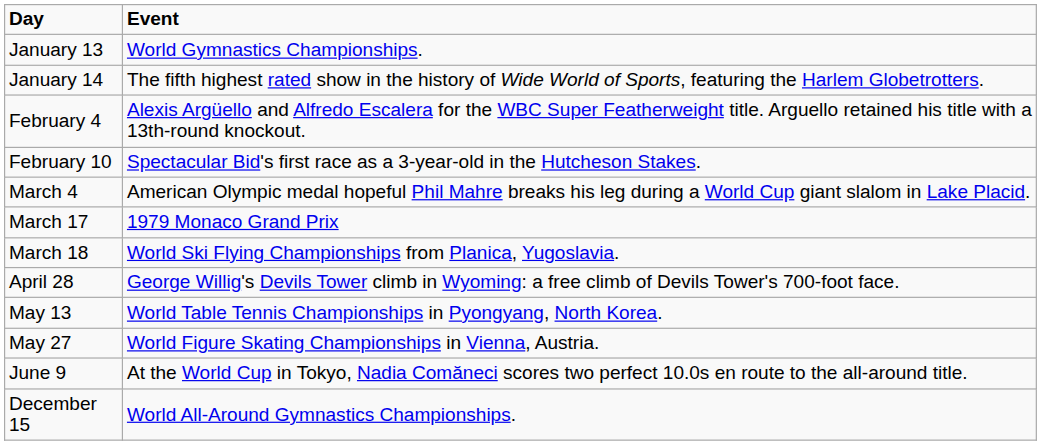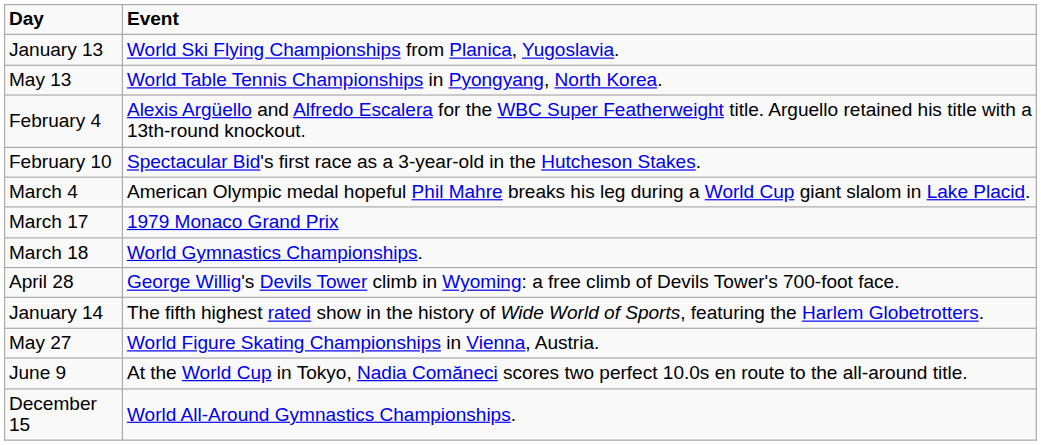(275, 49) World Gymnastics Championships. -> (373, 49) World Ski Flying Championships from Planica, Yugoslavia.
rows swapped: (56, 79) <-> (40, 312)
(373, 252) World Ski Flying Championships from Planica, Yugoslavia. -> (275, 252) World Gymnastics Championships.
